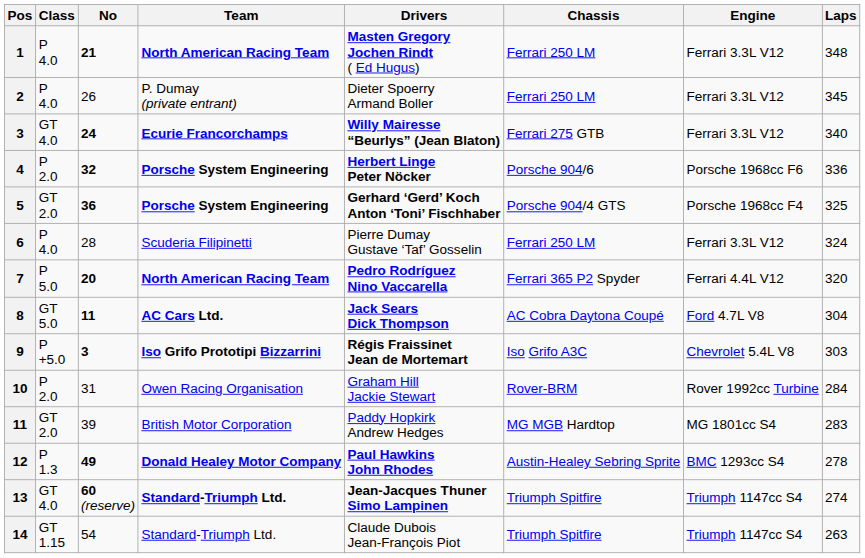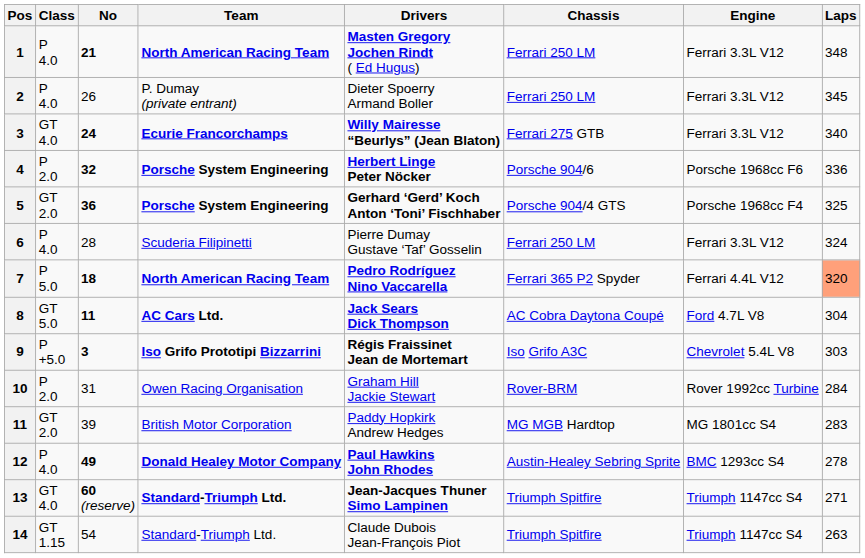(89, 279) 20 -> (89, 279) 18
(836, 279) no background -> (836, 279) lightsalmon background
(48, 461) P 1.3 -> (48, 461) P 4.0
(836, 498) 274 -> (836, 498) 271
